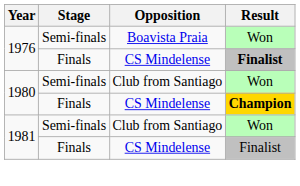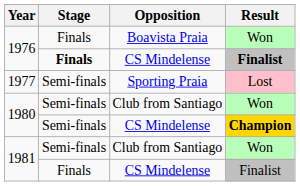(74, 37) Semi-finals -> (74, 37) Finals
(74, 59) normal -> (74, 59) bold
+ row: (22, 81)
(74, 103) Finals -> (74, 125) Semi-finals
